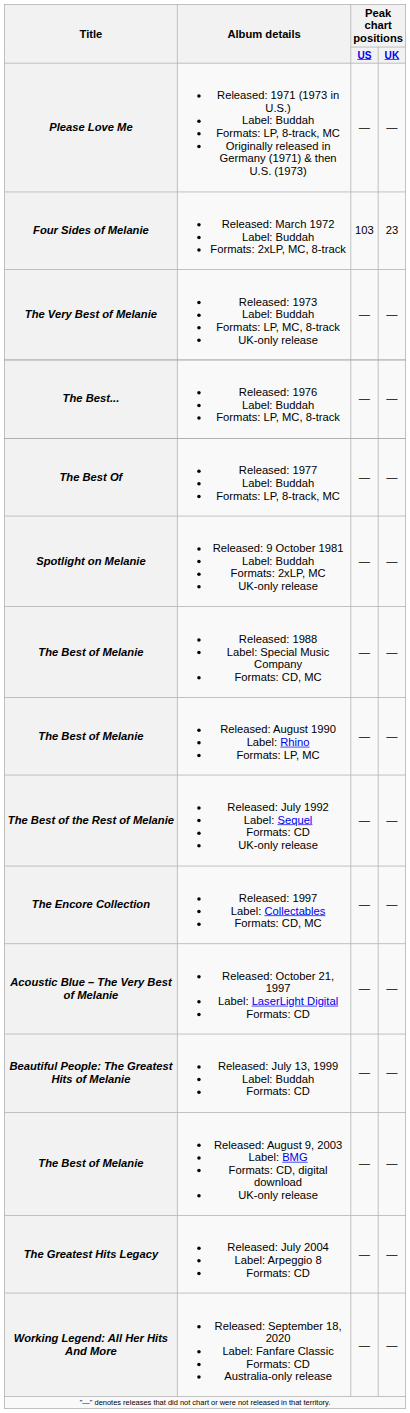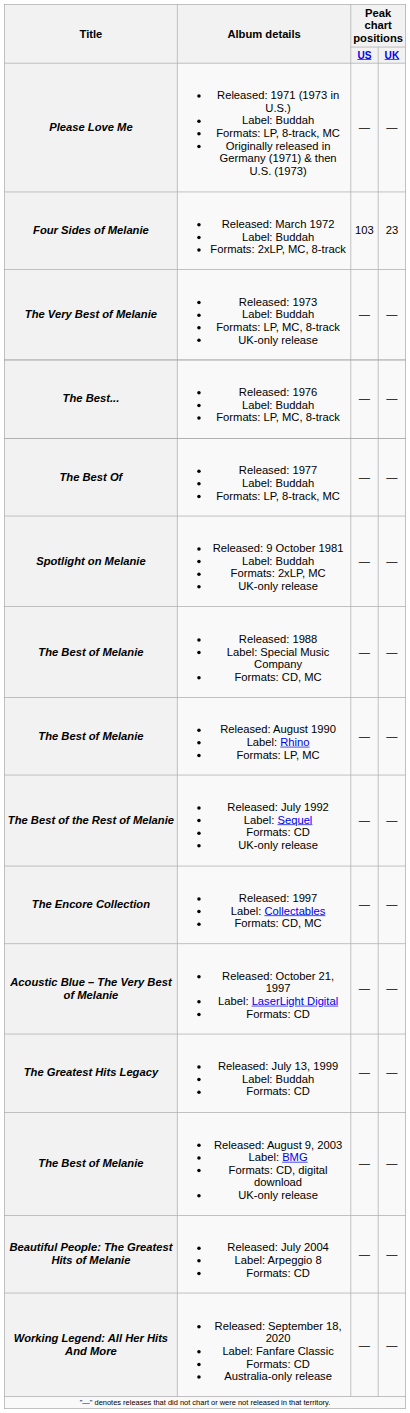(91, 1073) Beautiful People: The Greatest Hits of Melanie -> (91, 1073) The Greatest Hits Legacy
(91, 1254) The Greatest Hits Legacy -> (91, 1254) Beautiful People: The Greatest Hits of Melanie
